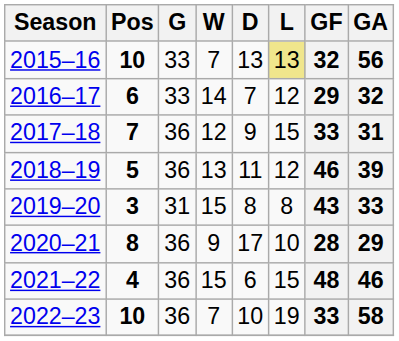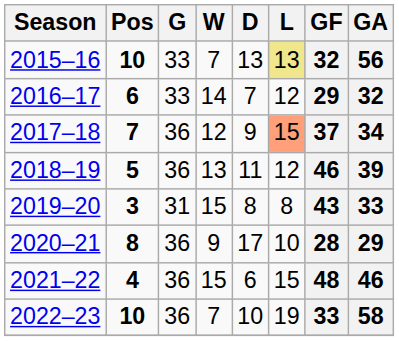(287, 133) no background -> (287, 133) lightsalmon background
(326, 133) 33 -> (326, 133) 37
(371, 133) 31 -> (371, 133) 34
